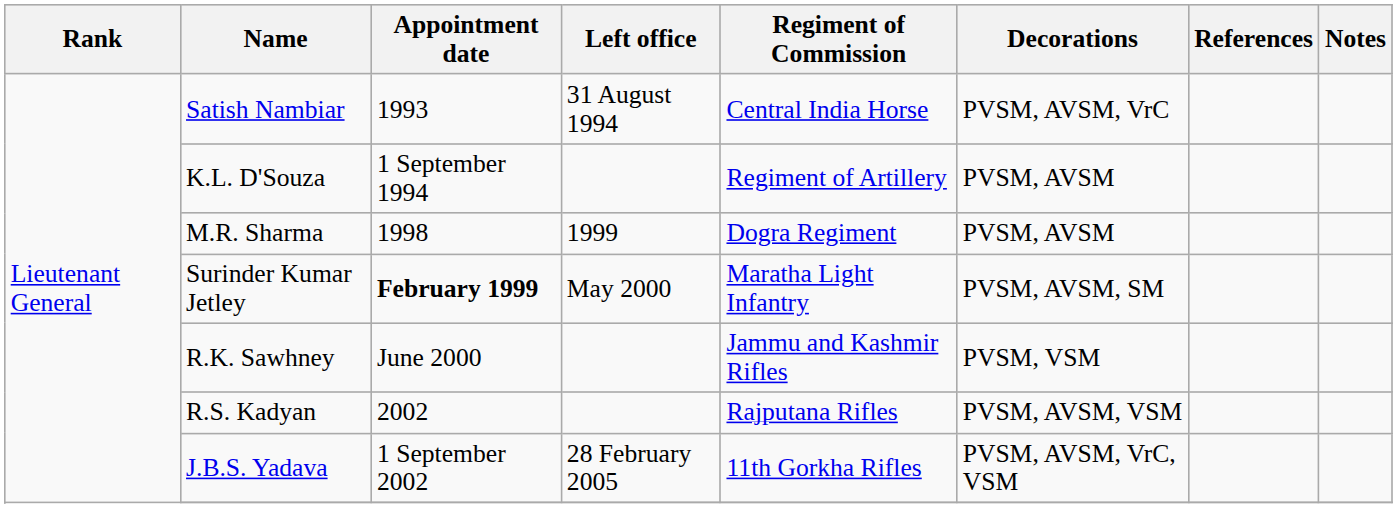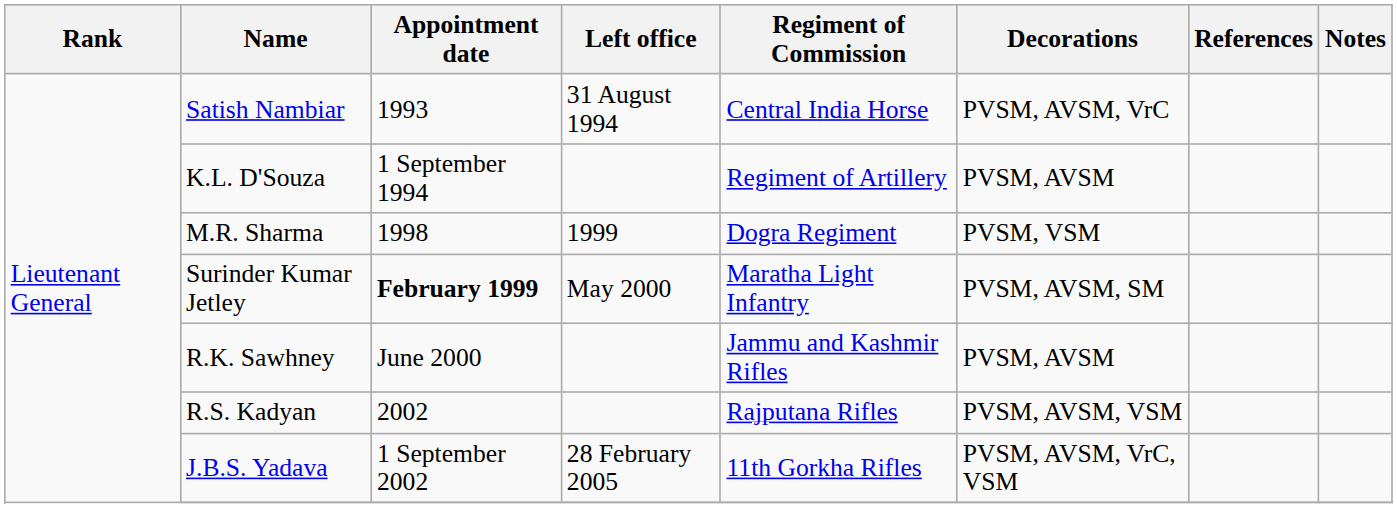(1039, 233) PVSM, AVSM -> (1031, 233) PVSM, VSM
(1031, 357) PVSM, VSM -> (1039, 357) PVSM, AVSM
